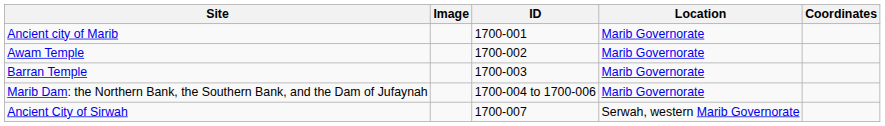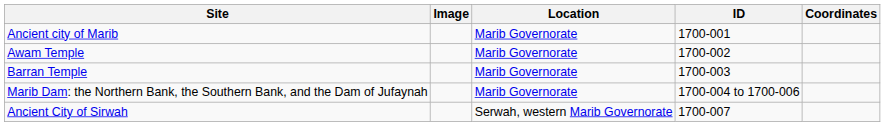columns swapped: (535, 14) <-> (701, 14)
